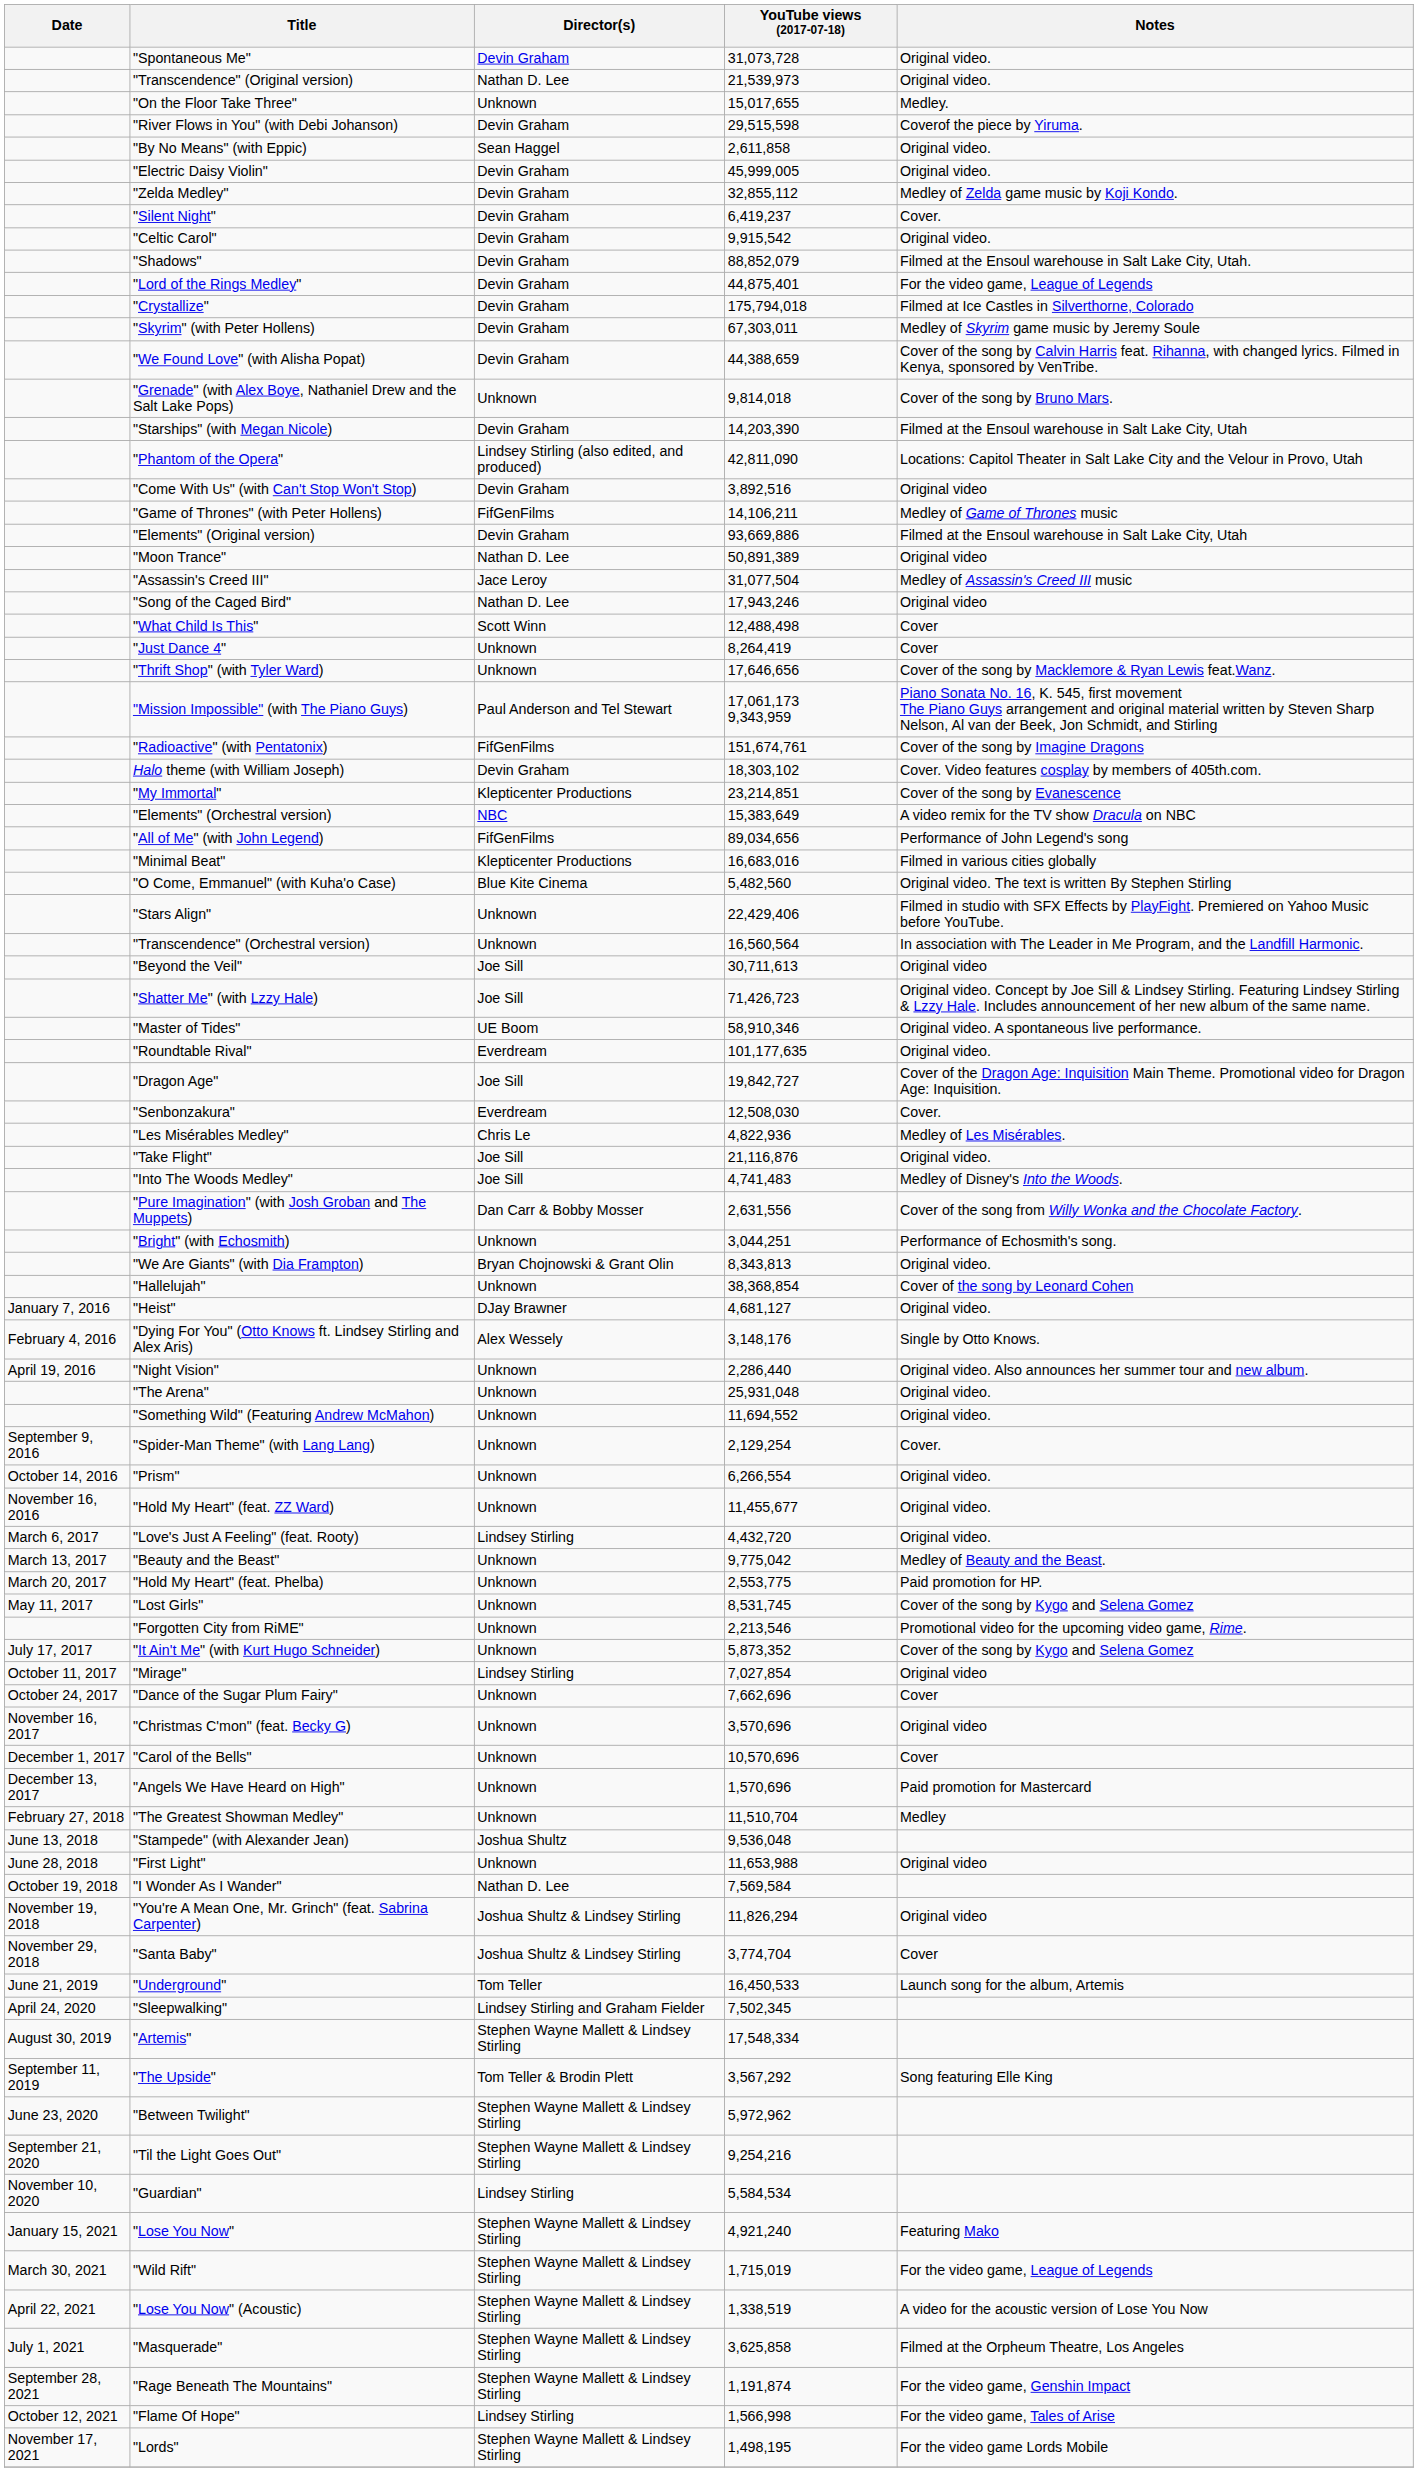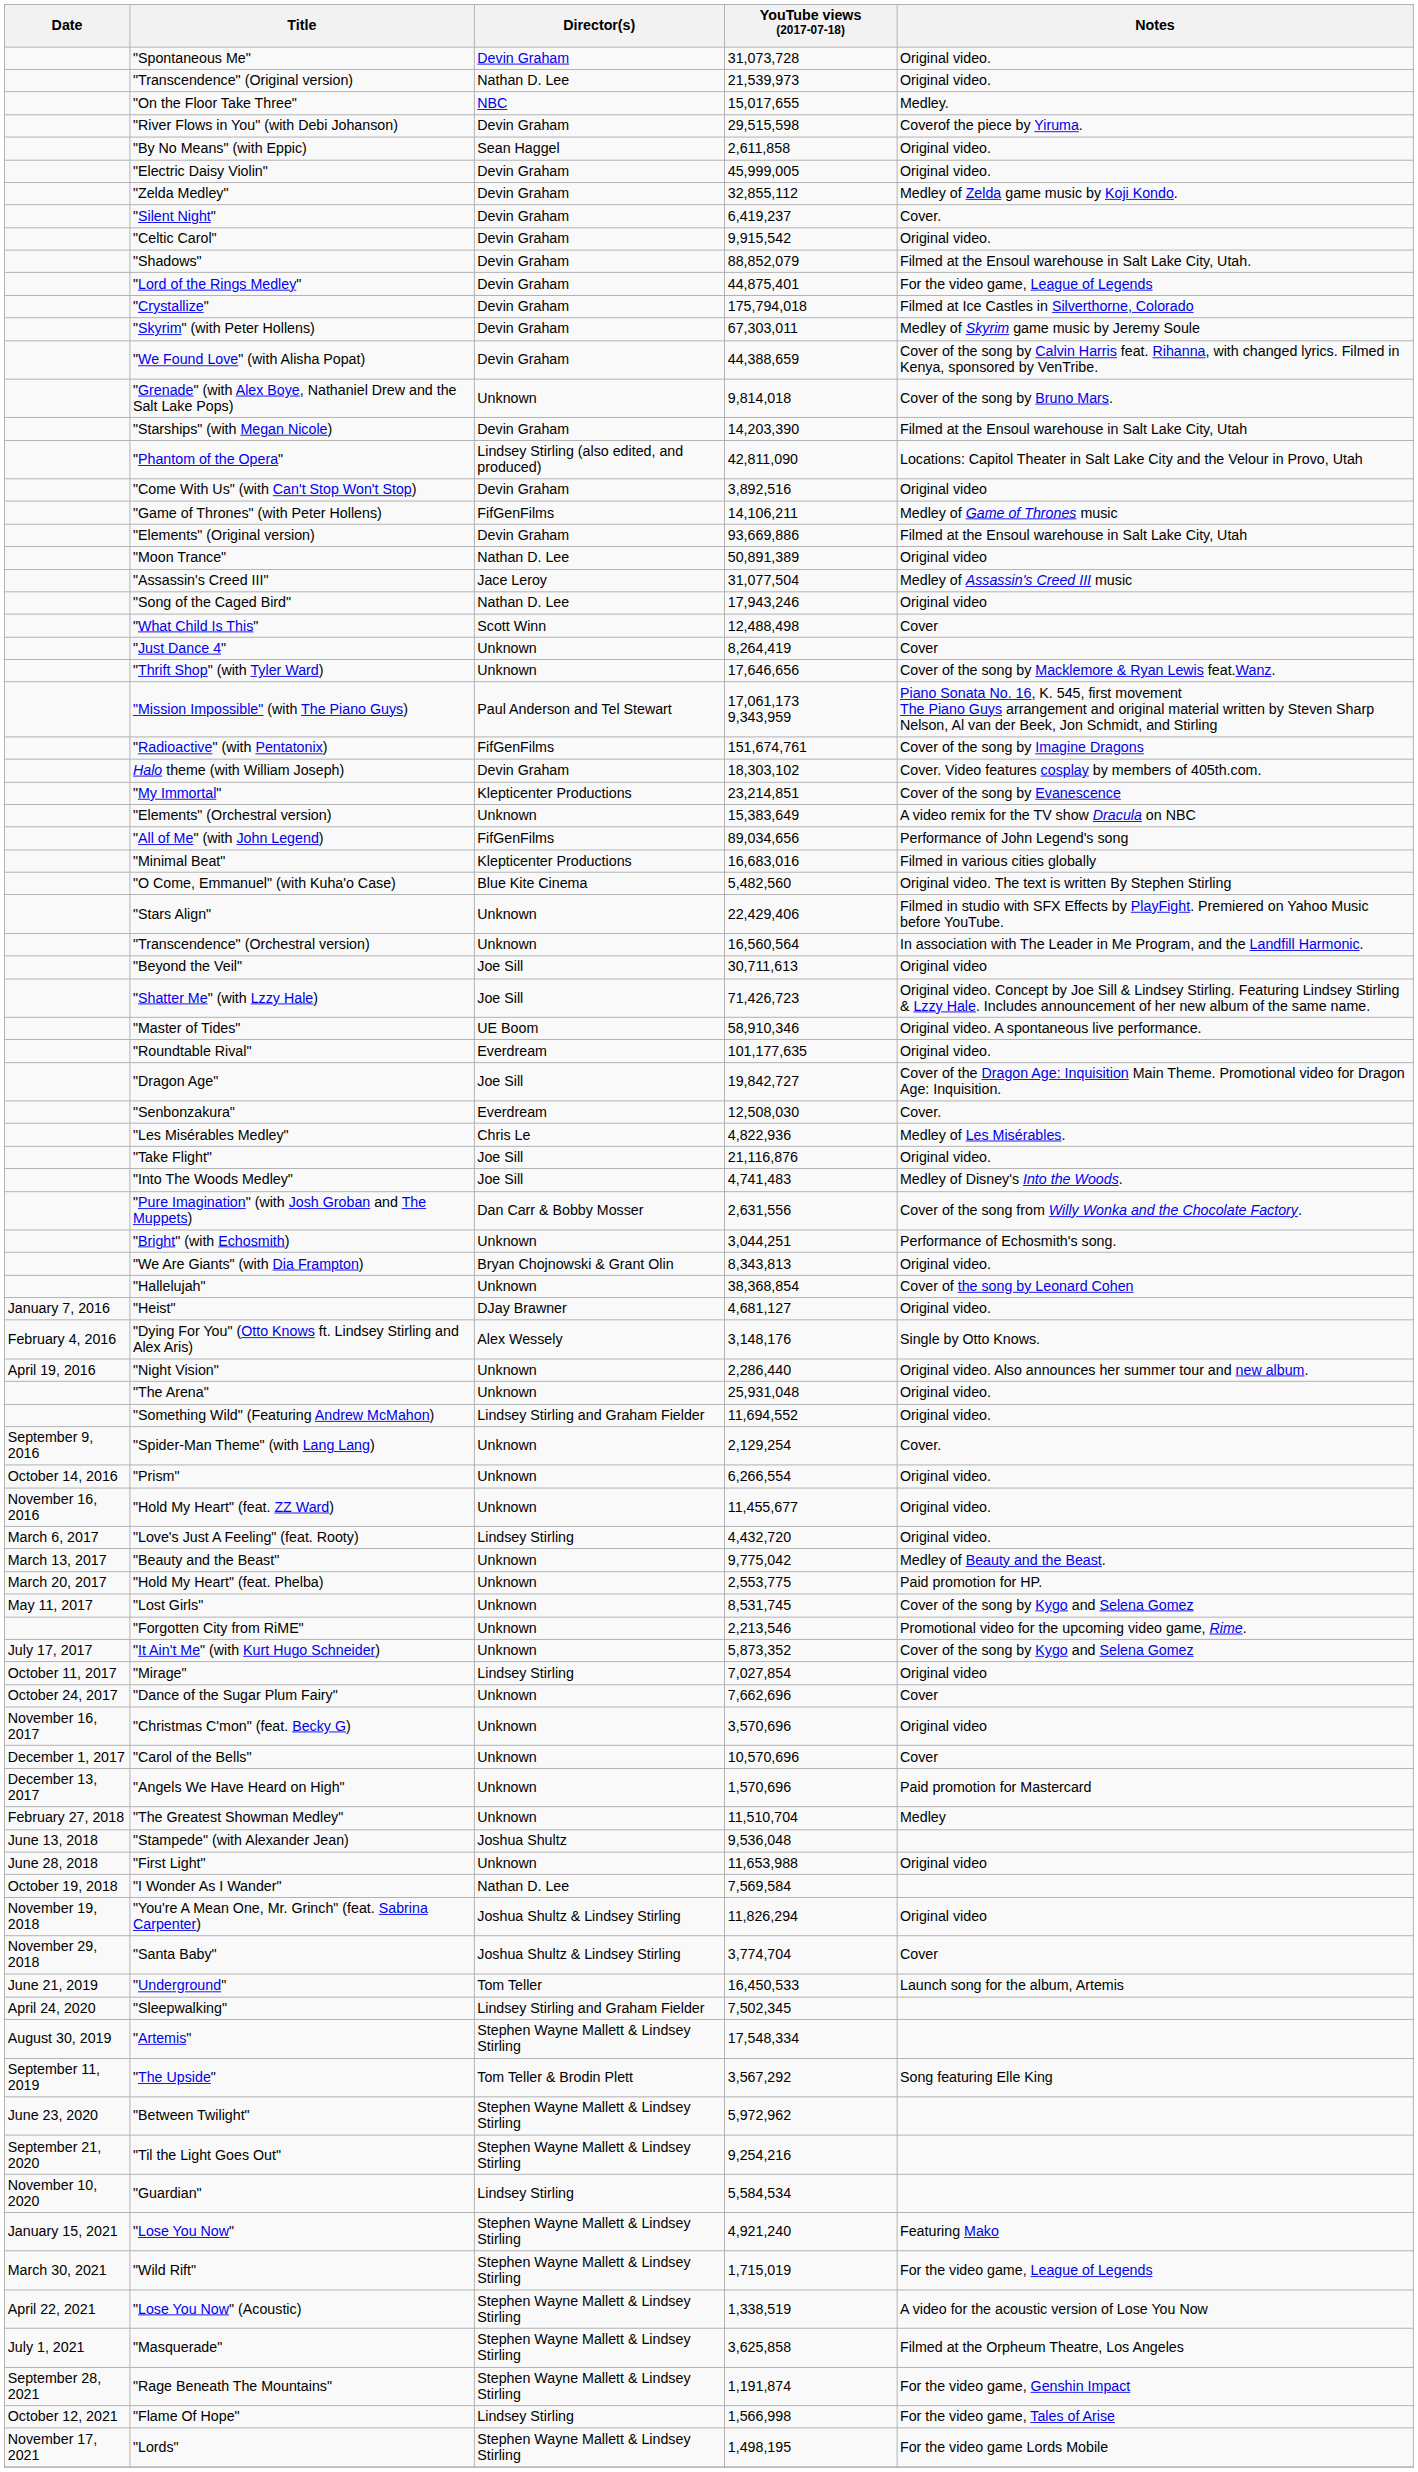(507, 103) Unknown -> (492, 103) NBC
(492, 815) NBC -> (507, 815) Unknown
(507, 1415) Unknown -> (591, 1415) Lindsey Stirling and Graham Fielder
